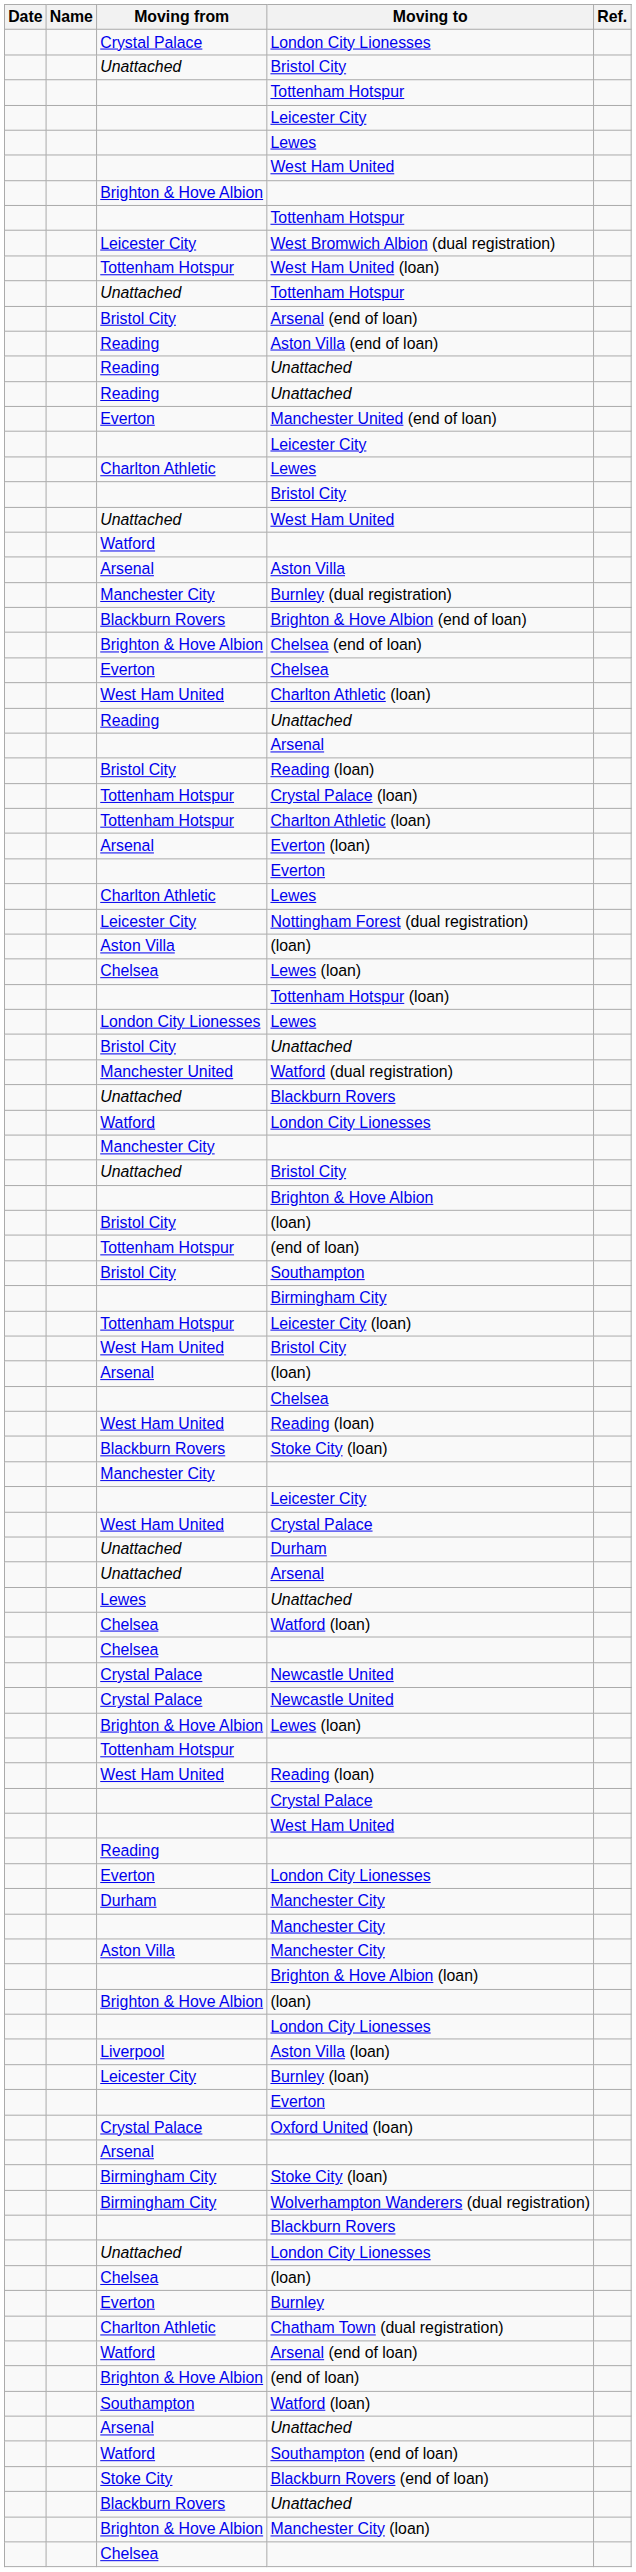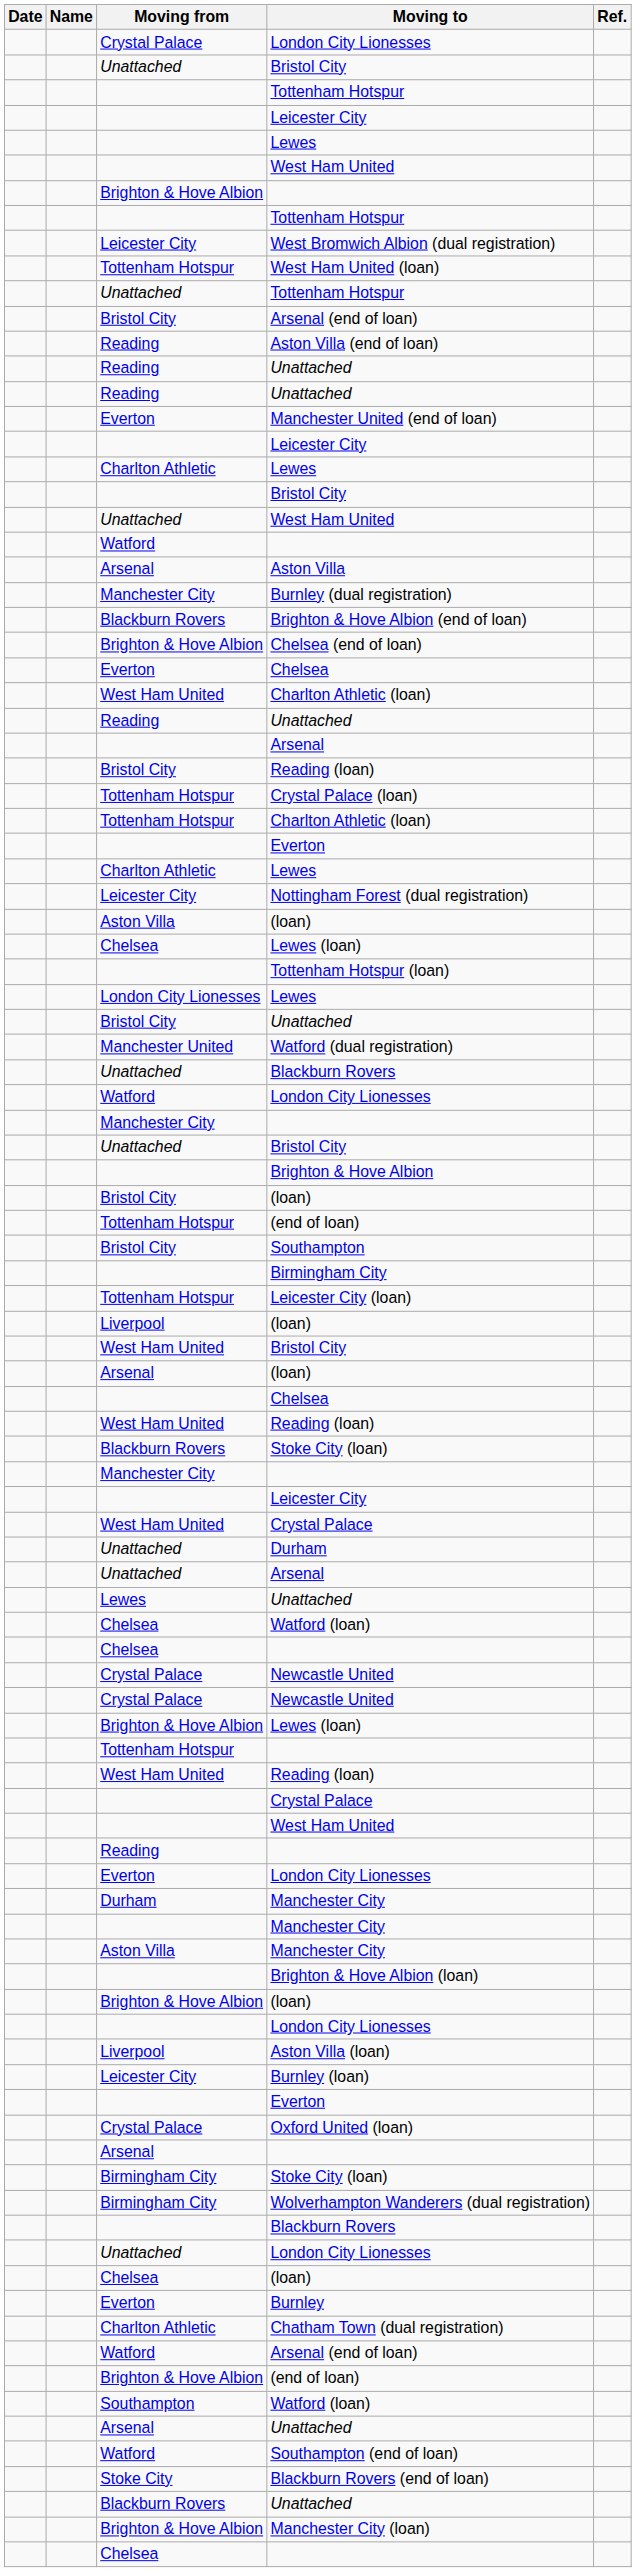- row: (127, 846)
+ row: (132, 1323)
